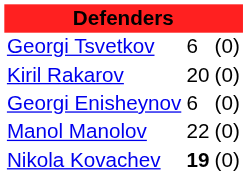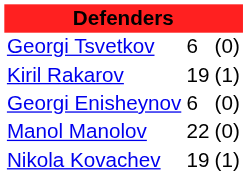(198, 75) 20 -> (198, 75) 19
(227, 75) (0) -> (227, 75) (1)
(198, 160) bold -> (198, 160) normal
(227, 160) (0) -> (227, 160) (1)
